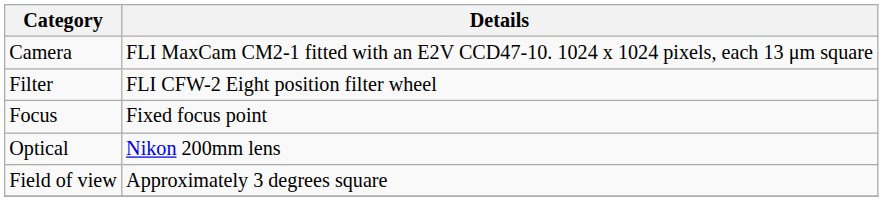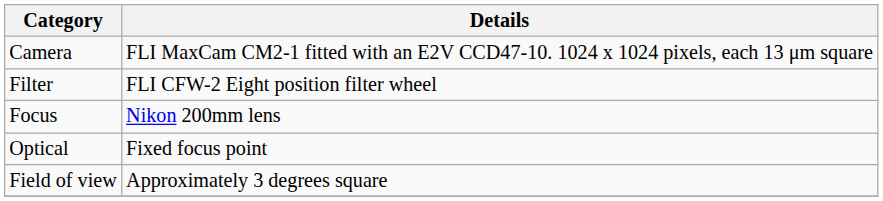(197, 116) Fixed focus point -> (203, 116) Nikon 200mm lens
(203, 148) Nikon 200mm lens -> (197, 148) Fixed focus point
